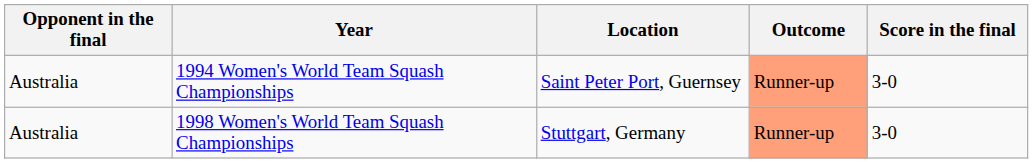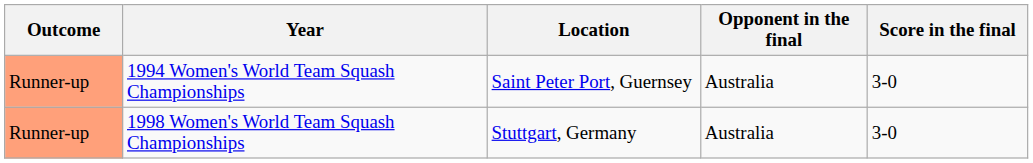columns swapped: (808, 30) <-> (88, 30)
